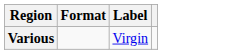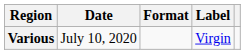+ column: (99, 15)
